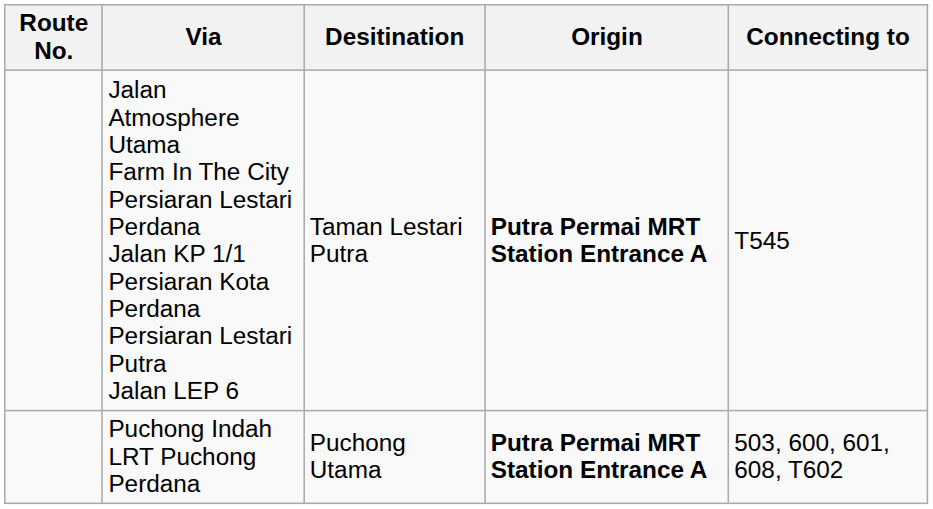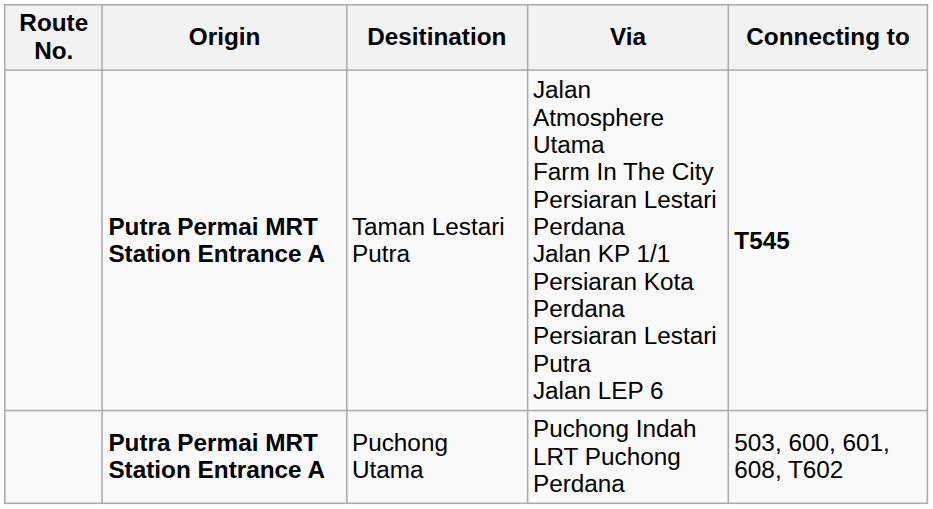columns swapped: (607, 37) <-> (203, 37)
(762, 240) normal -> (762, 240) bold
